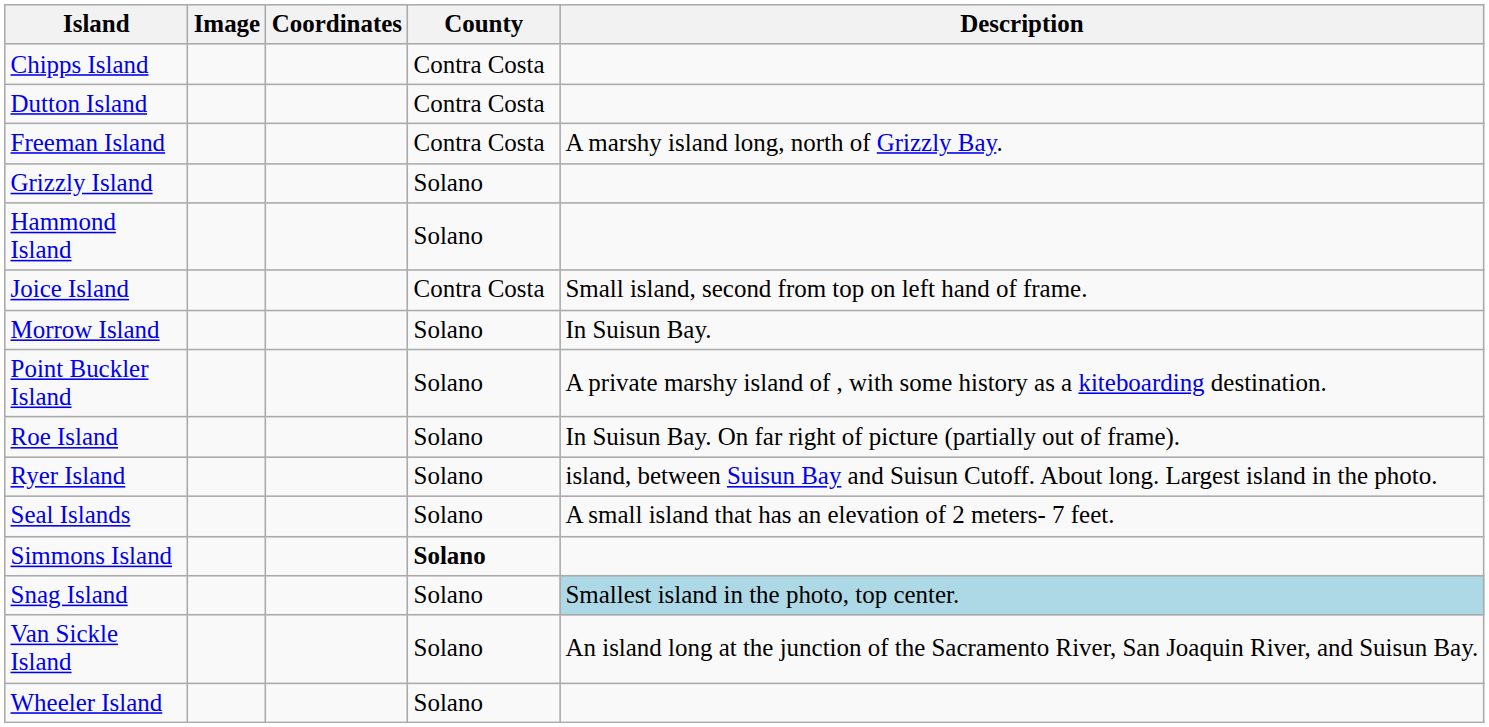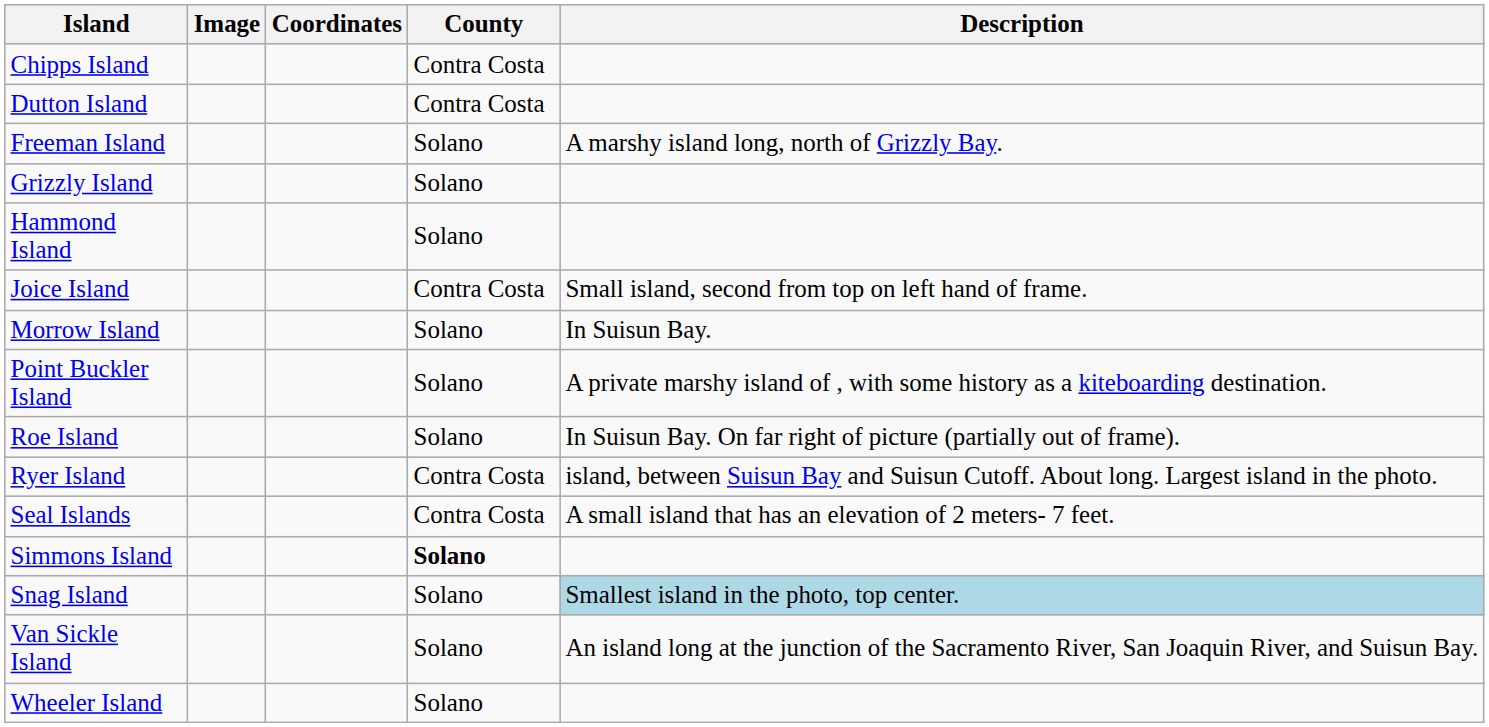(479, 143) Contra Costa -> (448, 143) Solano
(448, 476) Solano -> (479, 476) Contra Costa
(448, 515) Solano -> (479, 515) Contra Costa
